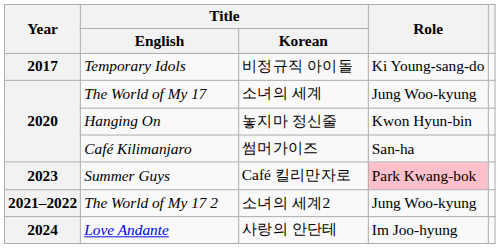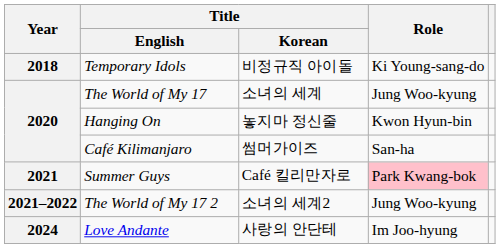(43, 66) 2017 -> (43, 66) 2018
(43, 175) 2023 -> (43, 175) 2021
